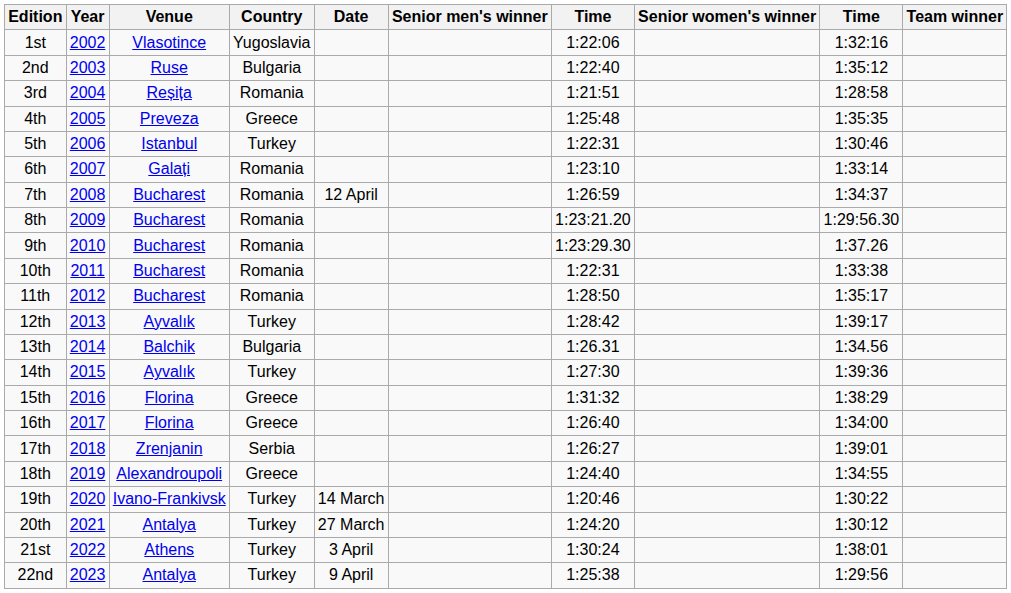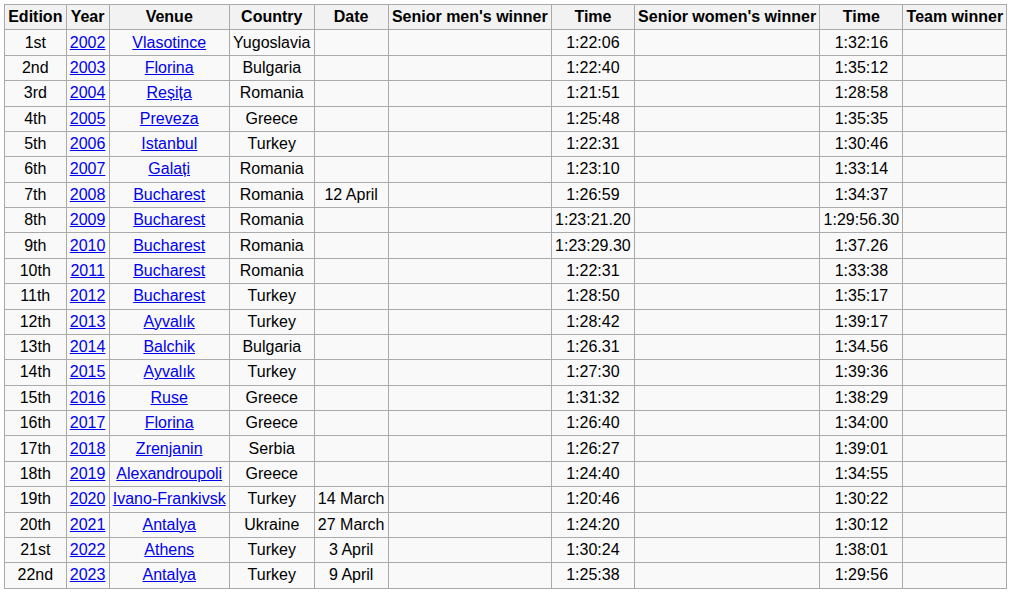(169, 67) Ruse -> (169, 67) Florina
(272, 296) Romania -> (272, 296) Turkey
(169, 397) Florina -> (169, 397) Ruse
(272, 524) Turkey -> (272, 524) Ukraine
